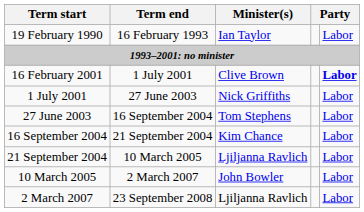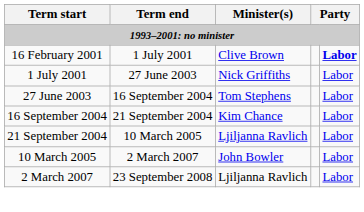- row: (57, 34)
